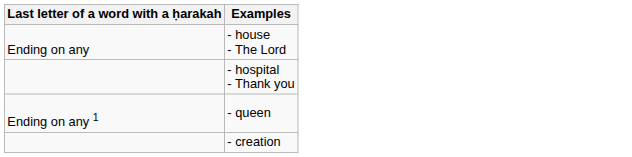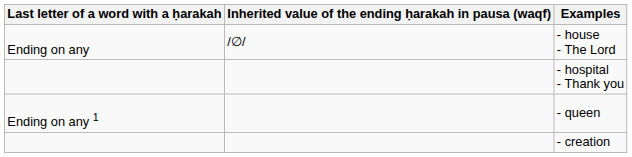+ column: (389, 14)
